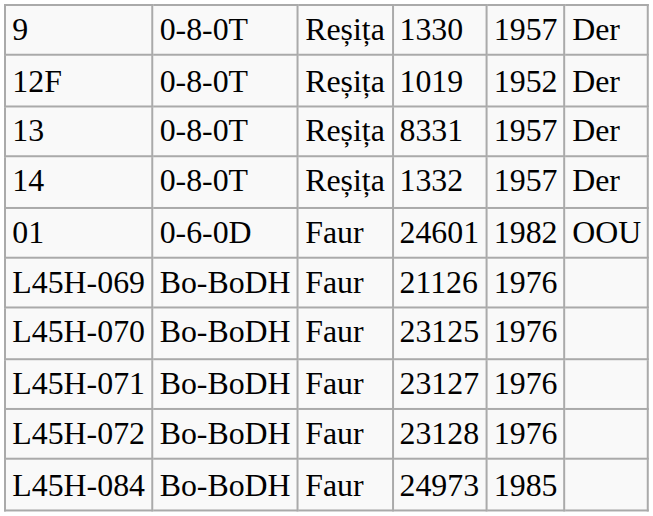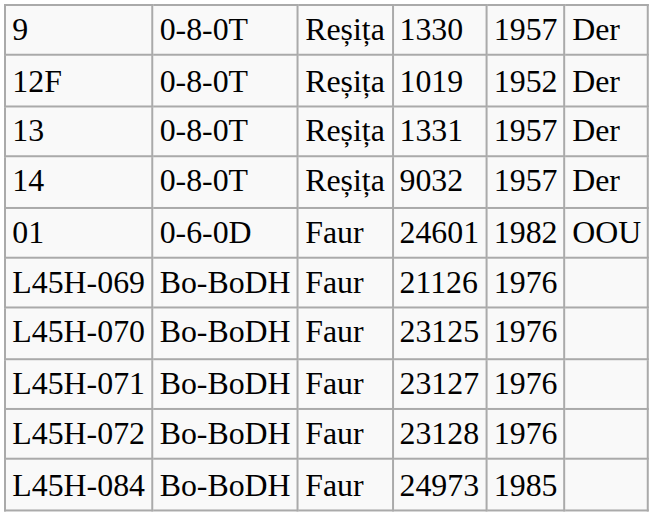(431, 130) 8331 -> (431, 130) 1331
(431, 181) 1332 -> (431, 181) 9032
